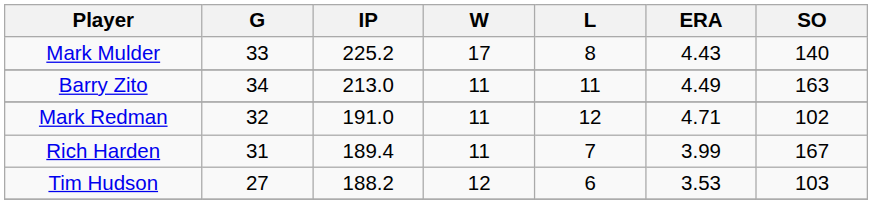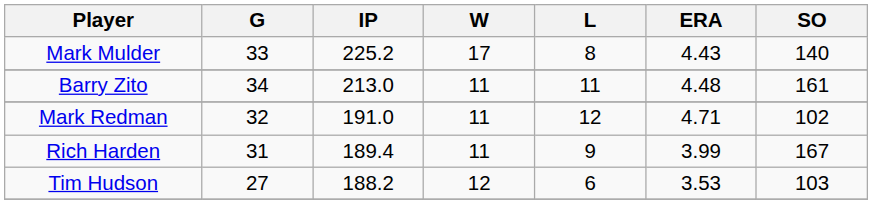(701, 85) 4.49 -> (701, 85) 4.48
(812, 85) 163 -> (812, 85) 161
(590, 150) 7 -> (590, 150) 9
